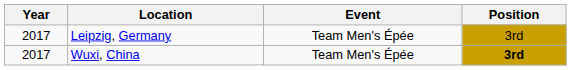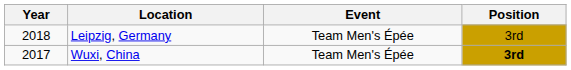(36, 35) 2017 -> (36, 35) 2018
